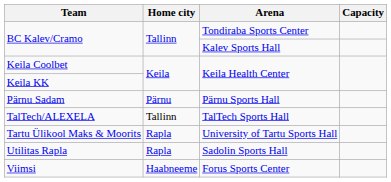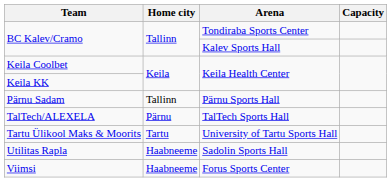(159, 99) Pärnu -> (161, 99) Tallinn
(161, 116) Tallinn -> (159, 116) Pärnu
(159, 133) Rapla -> (157, 133) Tartu
(159, 151) Rapla -> (172, 151) Haabneeme
